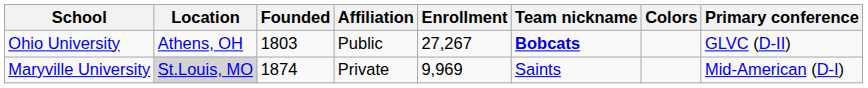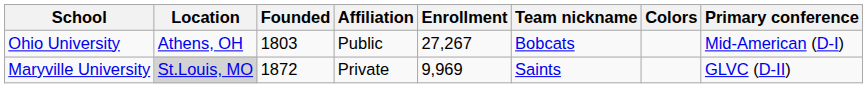(548, 43) bold -> (545, 43) normal
(748, 43) GLVC (D-II) -> (775, 43) Mid-American (D-I)
(279, 69) 1874 -> (279, 69) 1872
(775, 69) Mid-American (D-I) -> (748, 69) GLVC (D-II)
